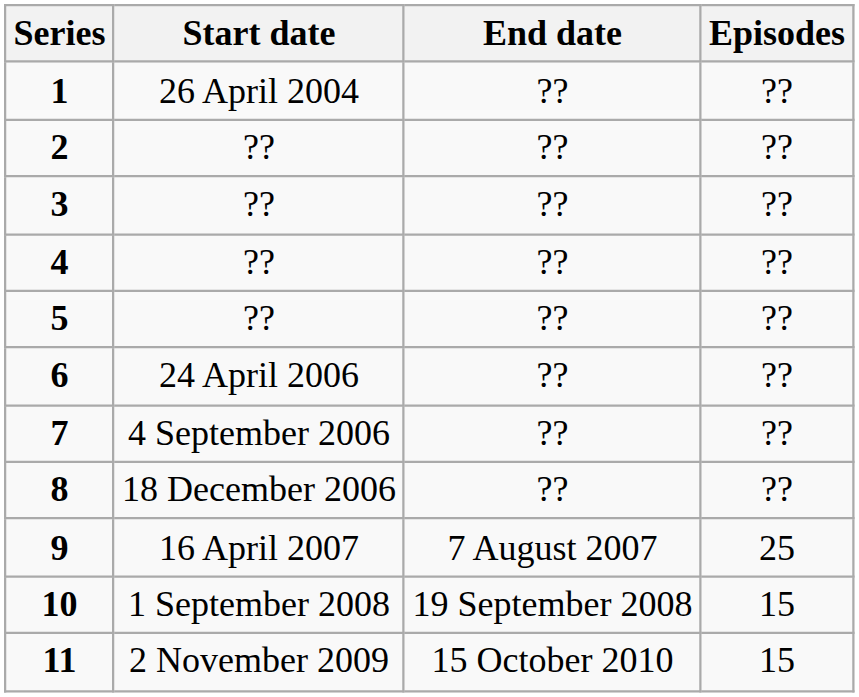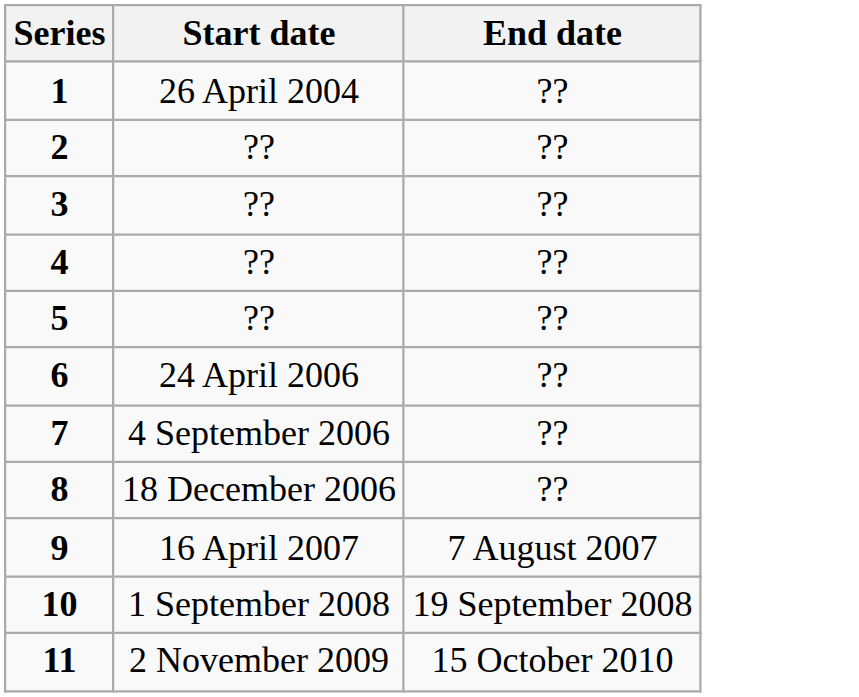- column: (777, 33)
